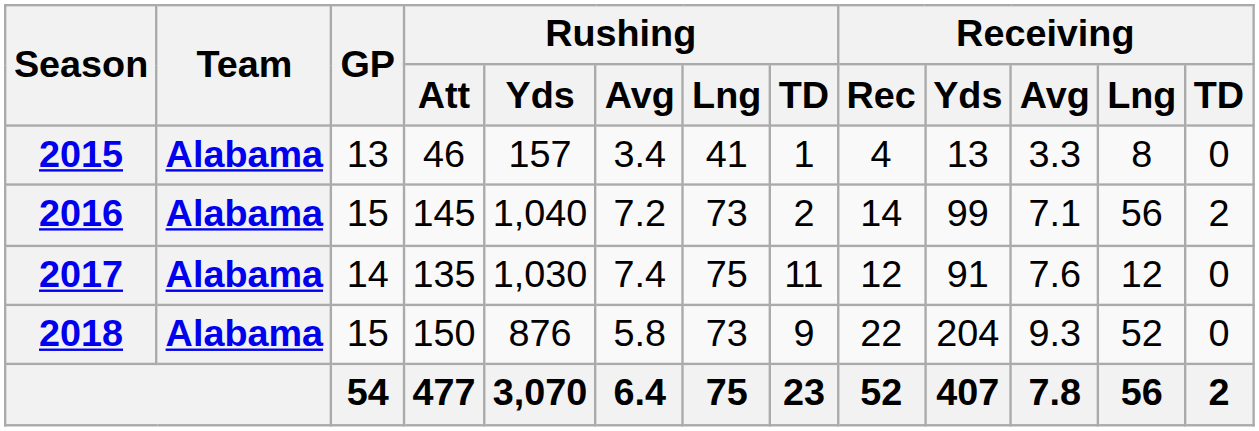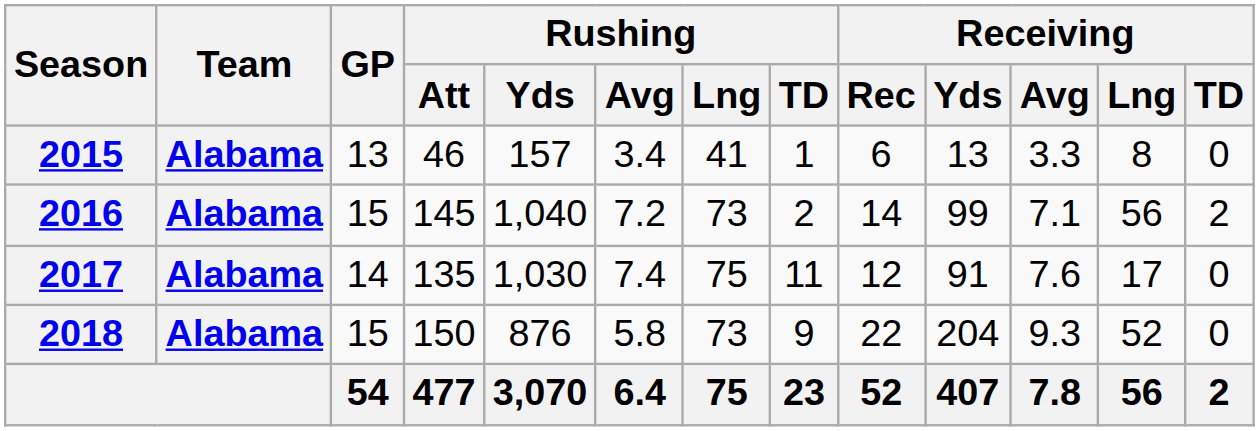(881, 154) 4 -> (881, 154) 6
(1142, 273) 12 -> (1142, 273) 17
